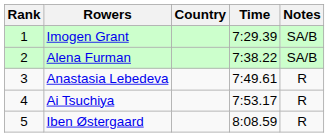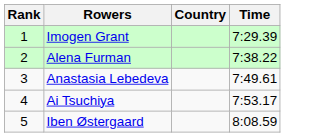- column: (302, 15)
